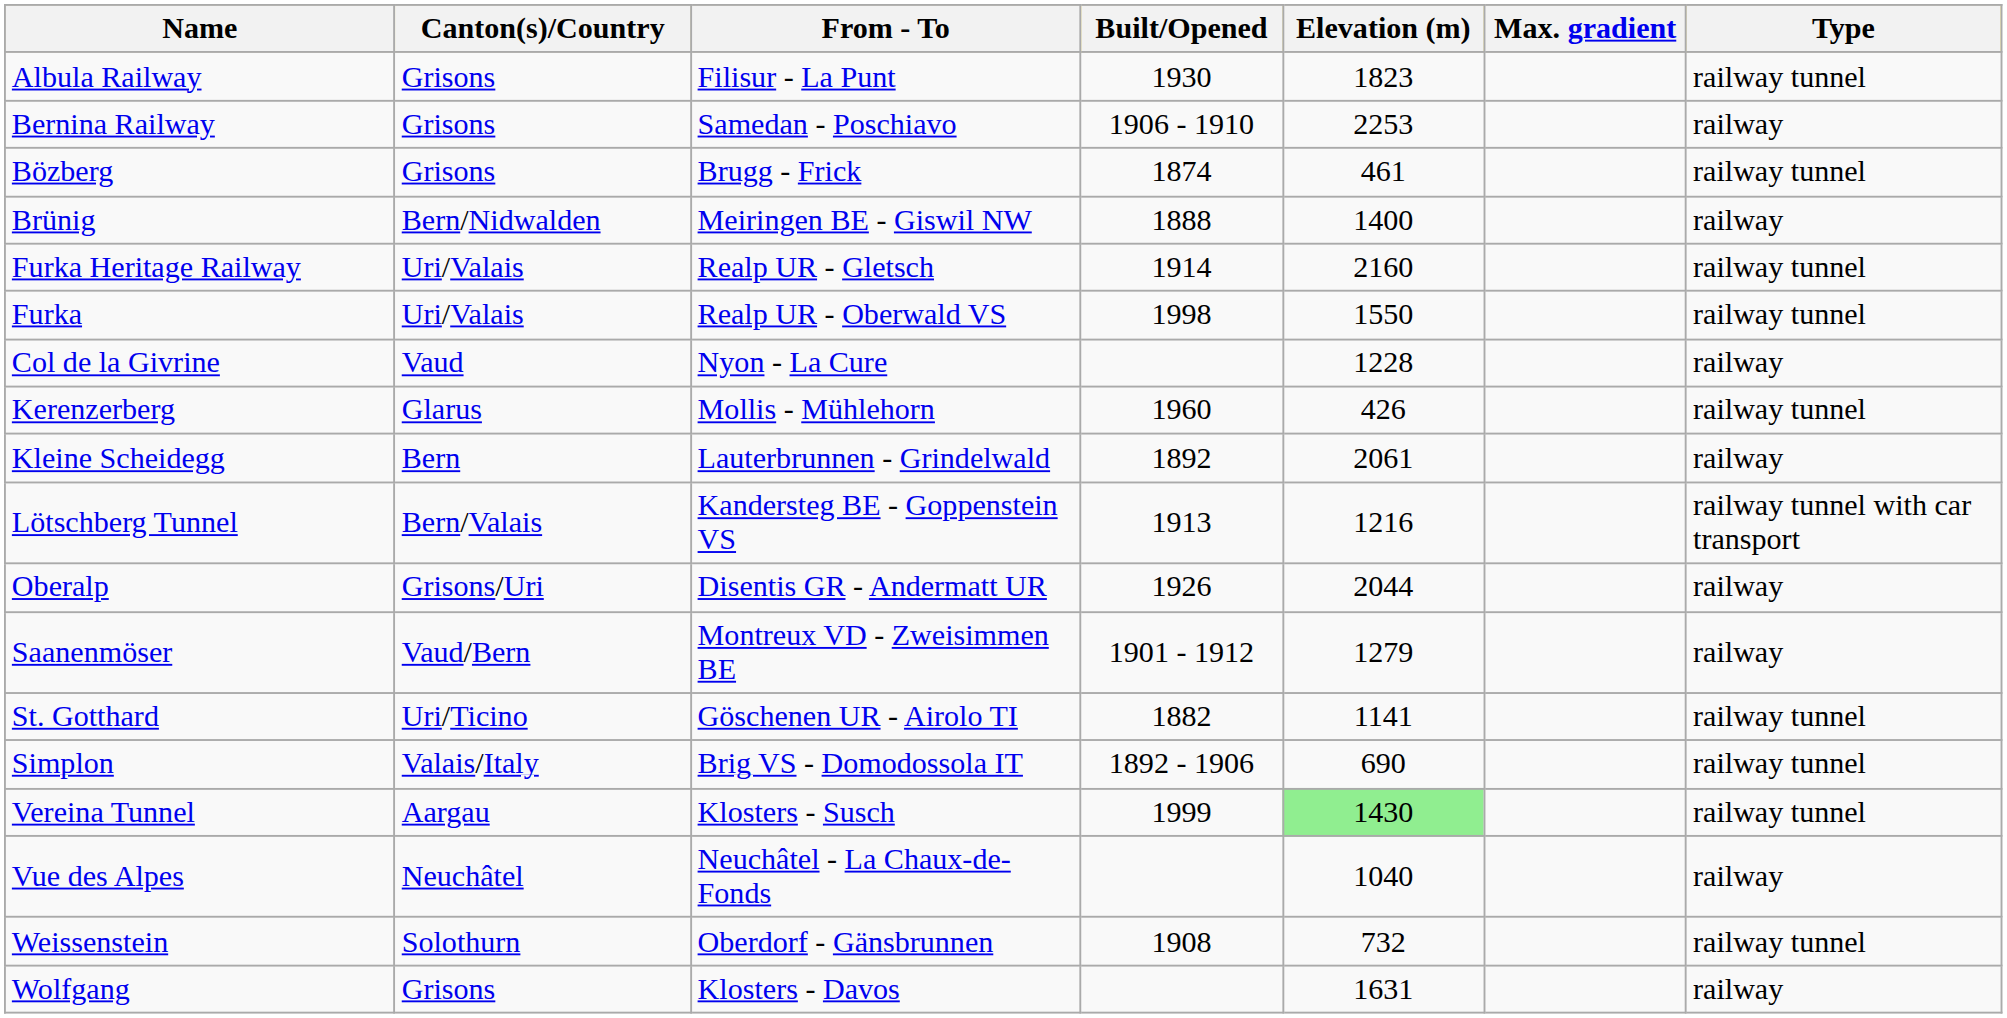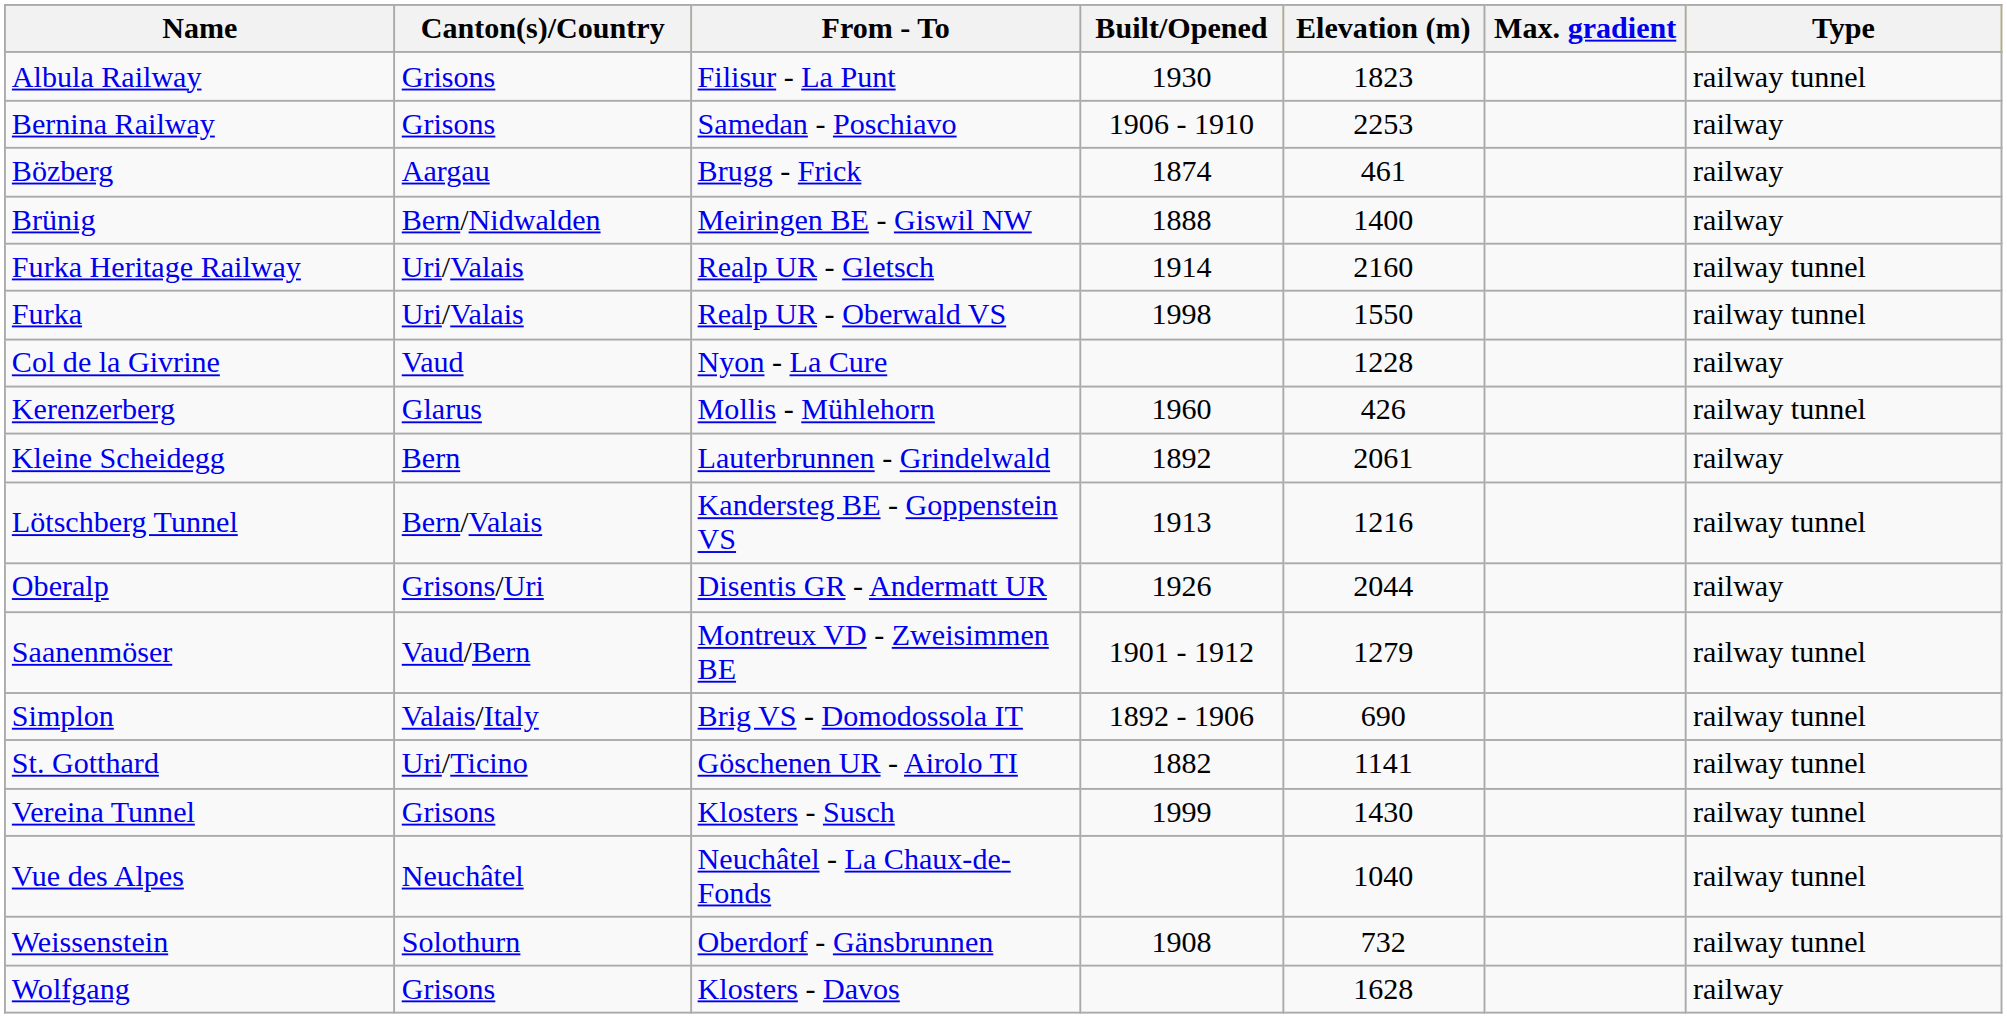(449, 171) Grisons -> (446, 171) Aargau
(1780, 171) railway tunnel -> (1738, 171) railway
(1832, 522) railway tunnel with car transport -> (1780, 522) railway tunnel
(1738, 651) railway -> (1780, 651) railway tunnel
rows swapped: (63, 763) <-> (85, 716)
(446, 811) Aargau -> (449, 811) Grisons
(1383, 811) lightgreen background -> (1383, 811) no background
(1738, 876) railway -> (1780, 876) railway tunnel
(1383, 988) 1631 -> (1383, 988) 1628
